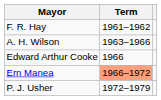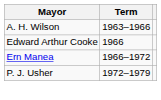- row: (26, 27)
(126, 73) lightsalmon background -> (126, 57) no background
